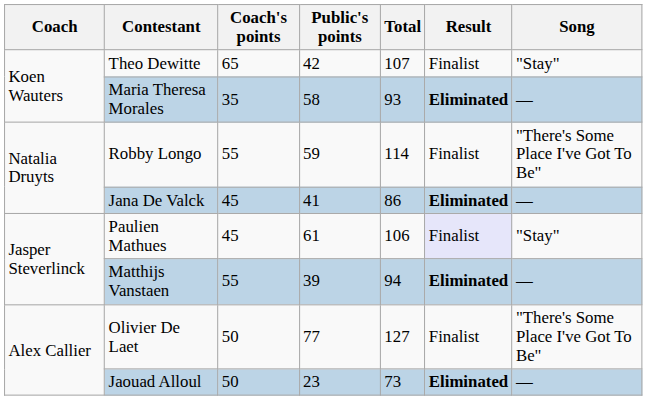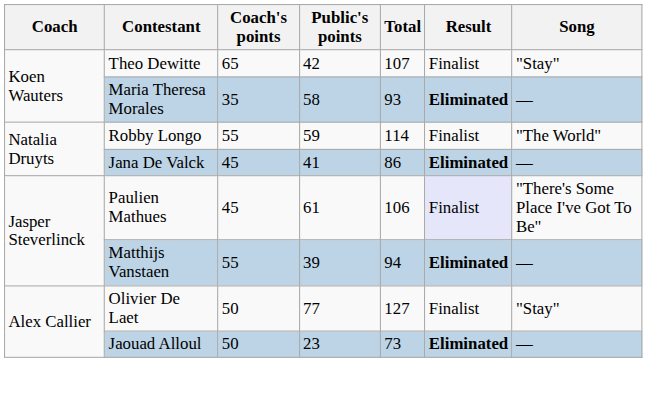(574, 154) "There's Some Place I've Got To Be" -> (559, 135) "The World"
(538, 236) "Stay" -> (574, 207) "There's Some Place I've Got To Be"
(574, 336) "There's Some Place I've Got To Be" -> (538, 308) "Stay"
